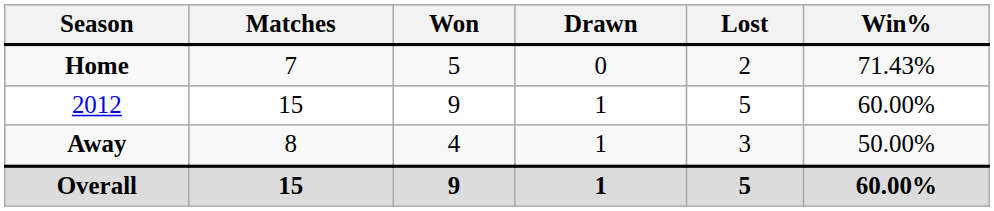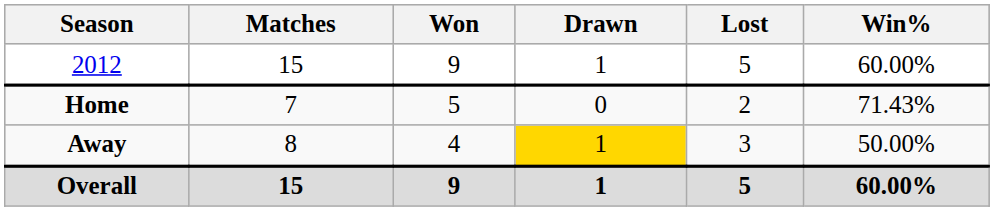rows swapped: (97, 105) <-> (97, 65)
(601, 144) no background -> (601, 144) gold background
